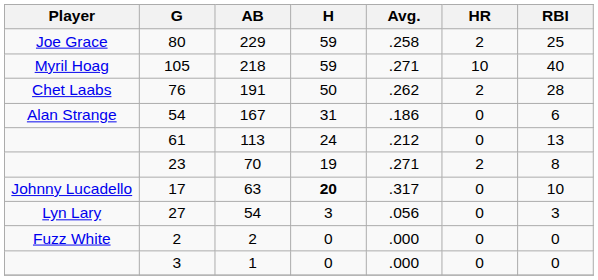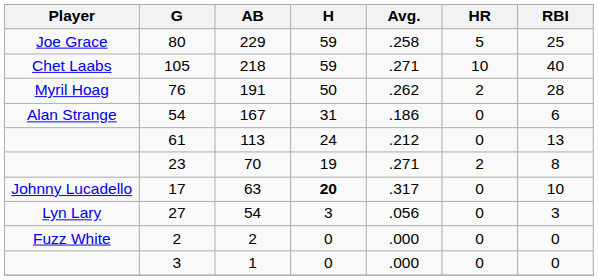(480, 41) 2 -> (480, 41) 5
(72, 66) Myril Hoag -> (72, 66) Chet Laabs
(72, 90) Chet Laabs -> (72, 90) Myril Hoag
